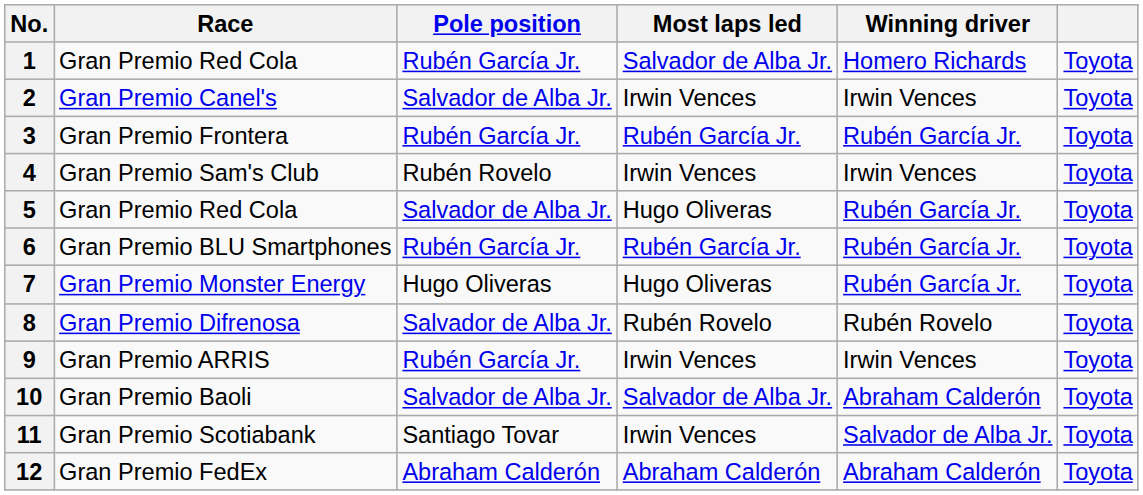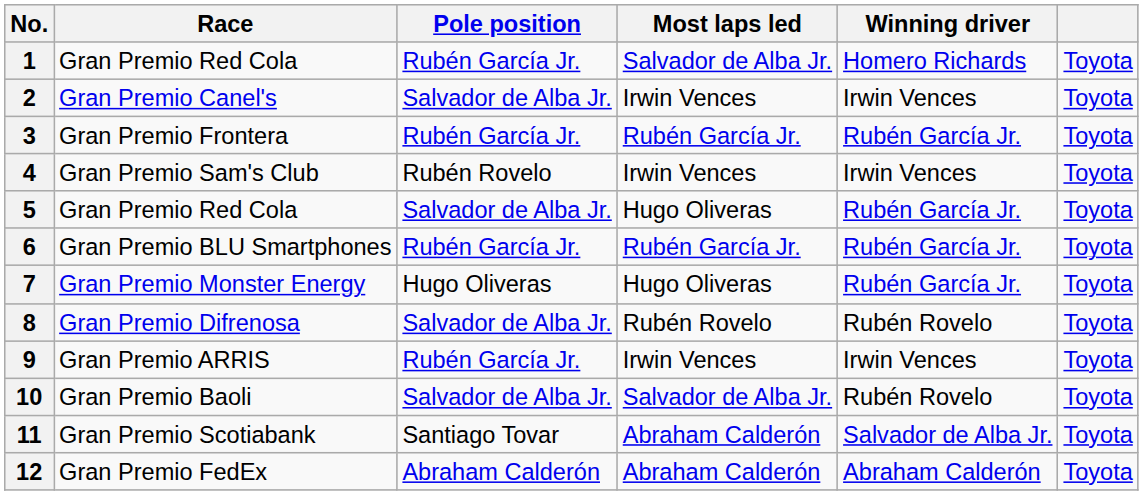(942, 397) Abraham Calderón -> (918, 397) Rubén Rovelo
(689, 434) Irwin Vences -> (722, 434) Abraham Calderón
